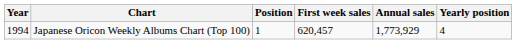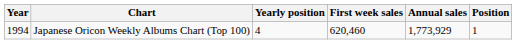columns swapped: (274, 13) <-> (474, 13)
(315, 30) 620,457 -> (347, 30) 620,460
